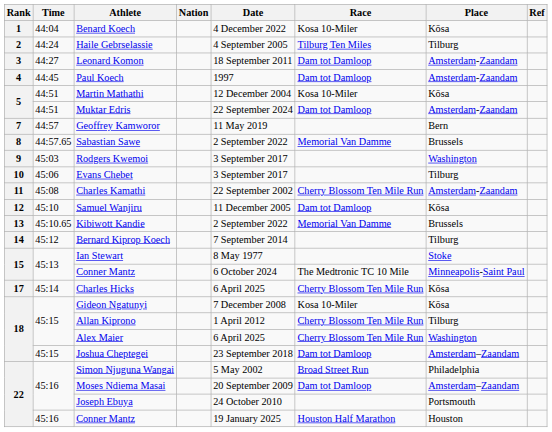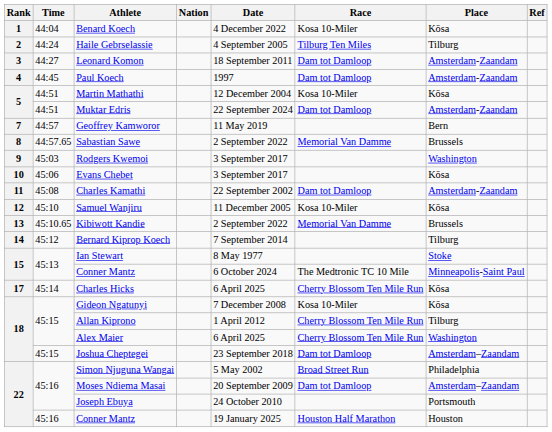(443, 175) Tilburg -> (439, 175) Kōsa
(360, 191) Cherry Blossom Ten Mile Run -> (334, 191) Dam tot Damloop
(334, 207) Dam tot Damloop -> (328, 207) Kosa 10-Miler
